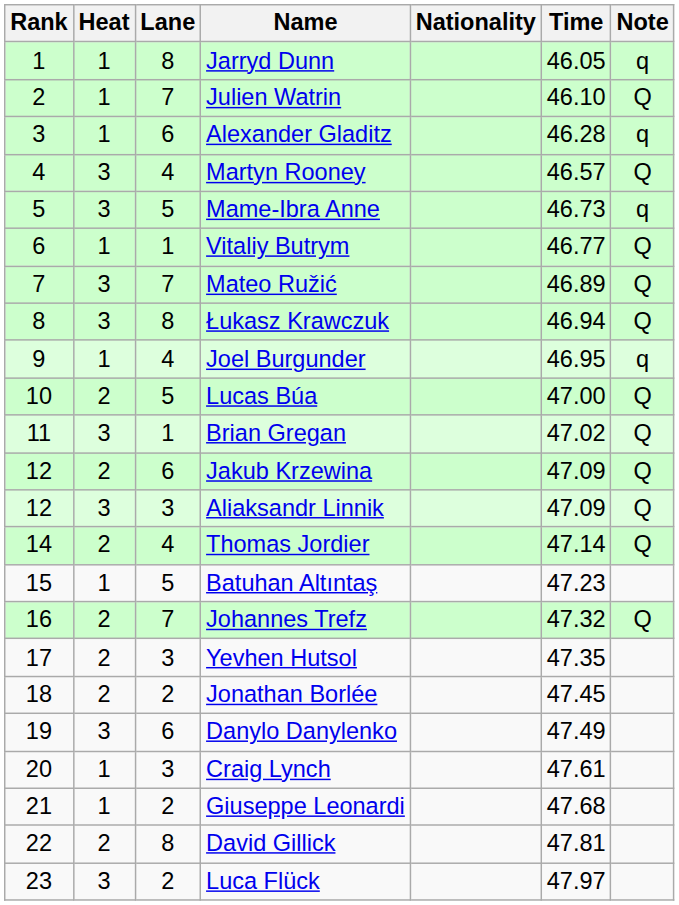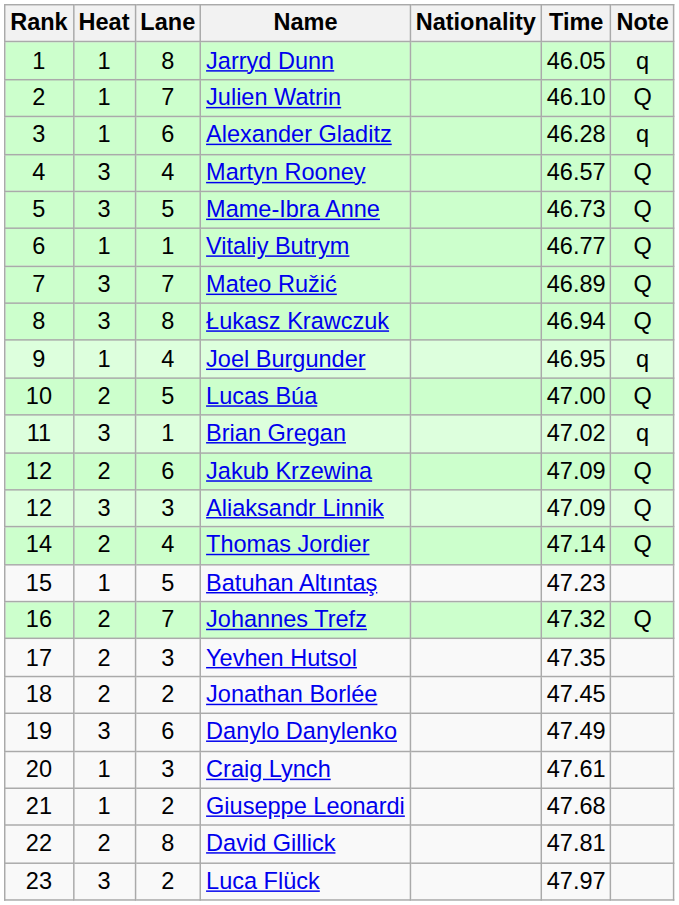(643, 209) q -> (643, 209) Q
(643, 433) Q -> (643, 433) q
